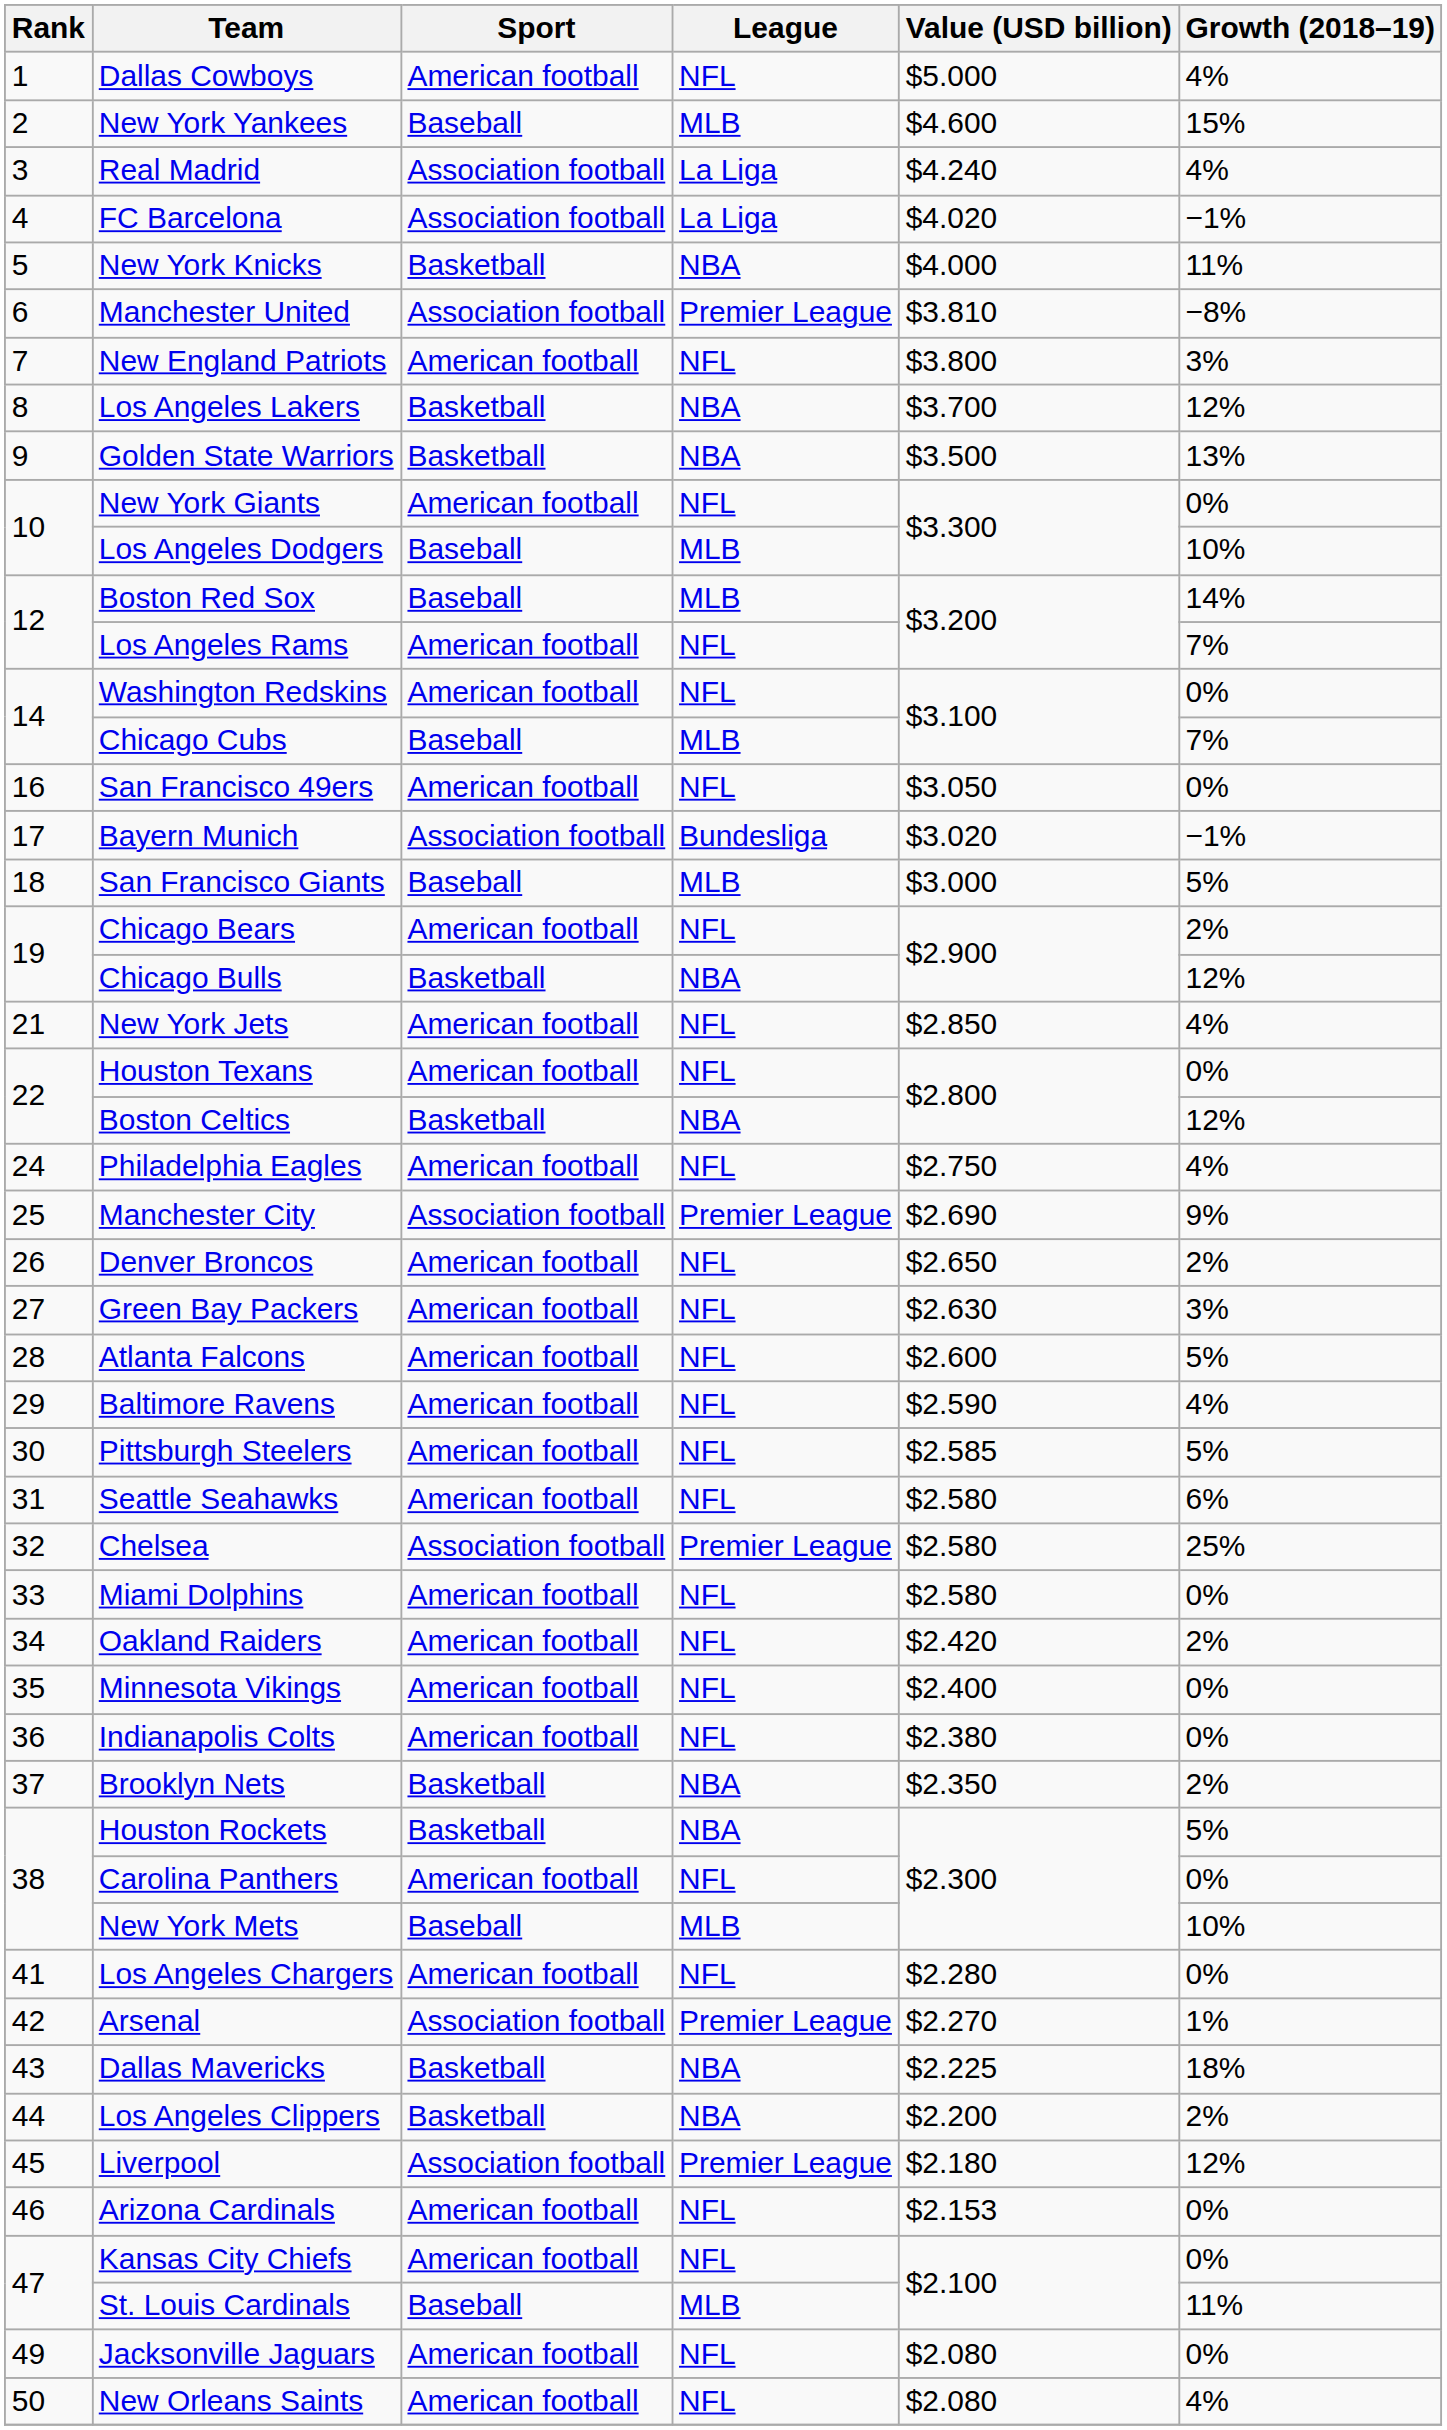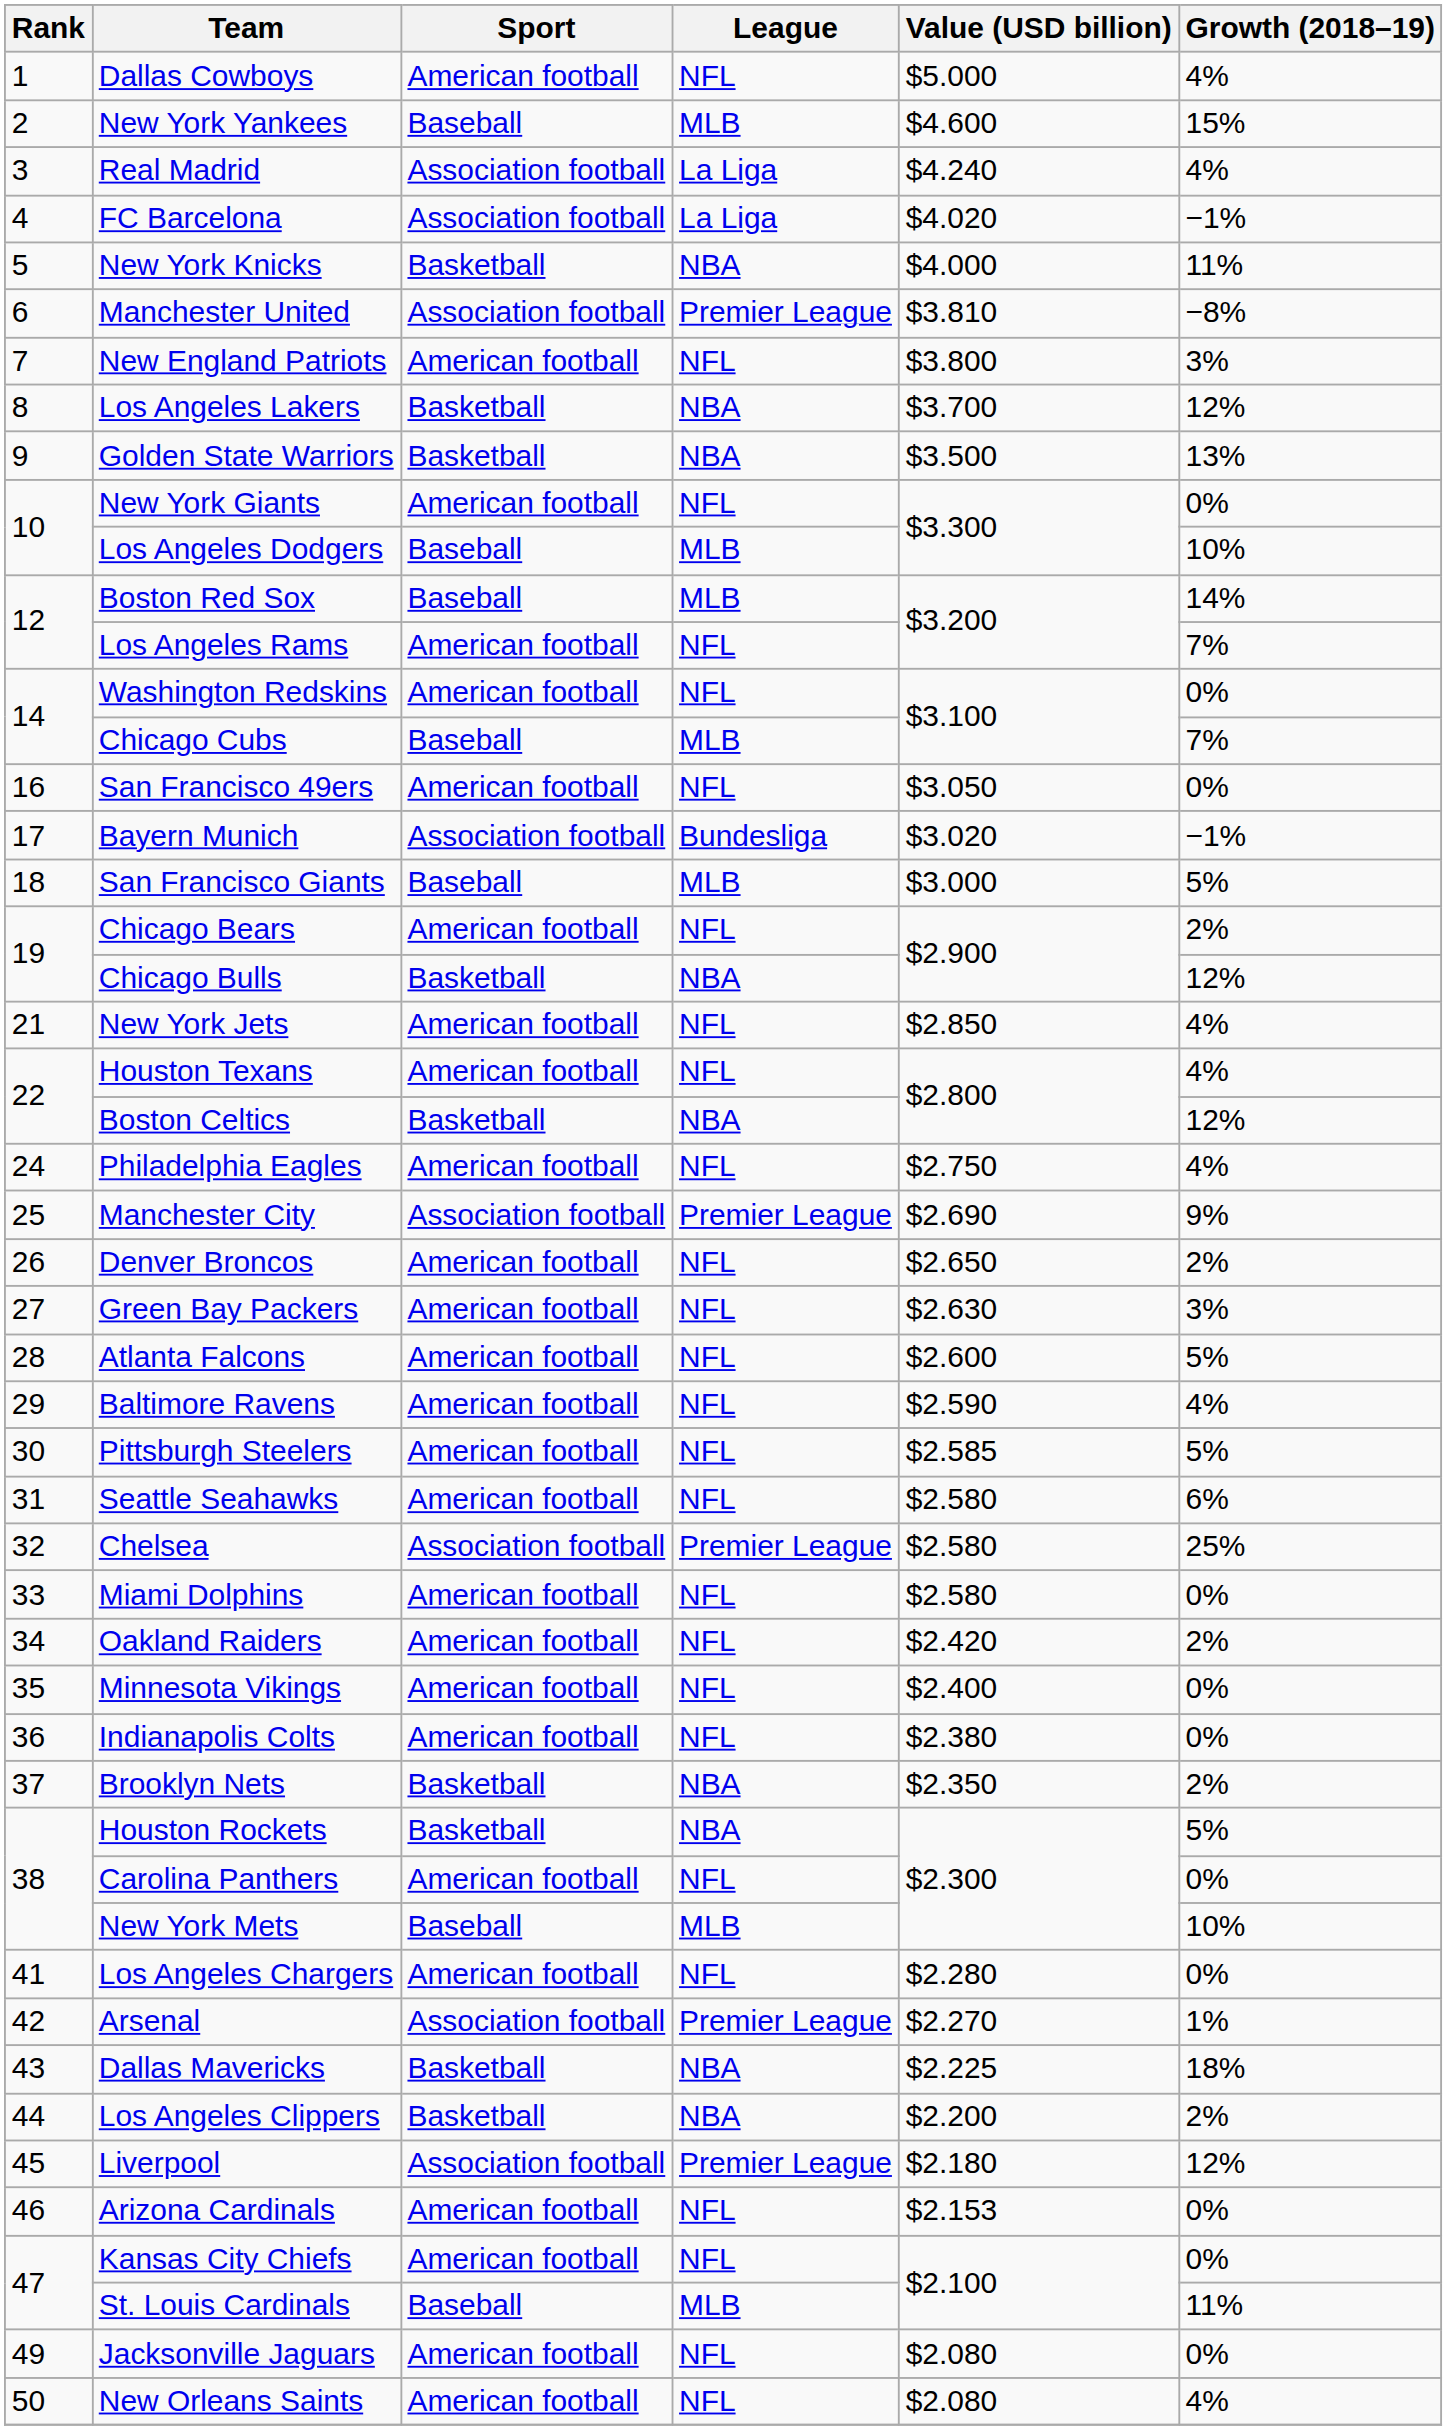(1207, 1072) 0% -> (1207, 1072) 4%
